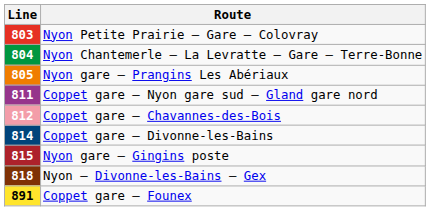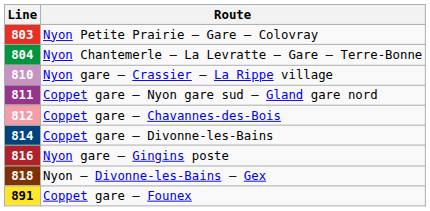- row: (166, 75)
+ row: (188, 75)
(22, 155) 815 -> (22, 155) 816
